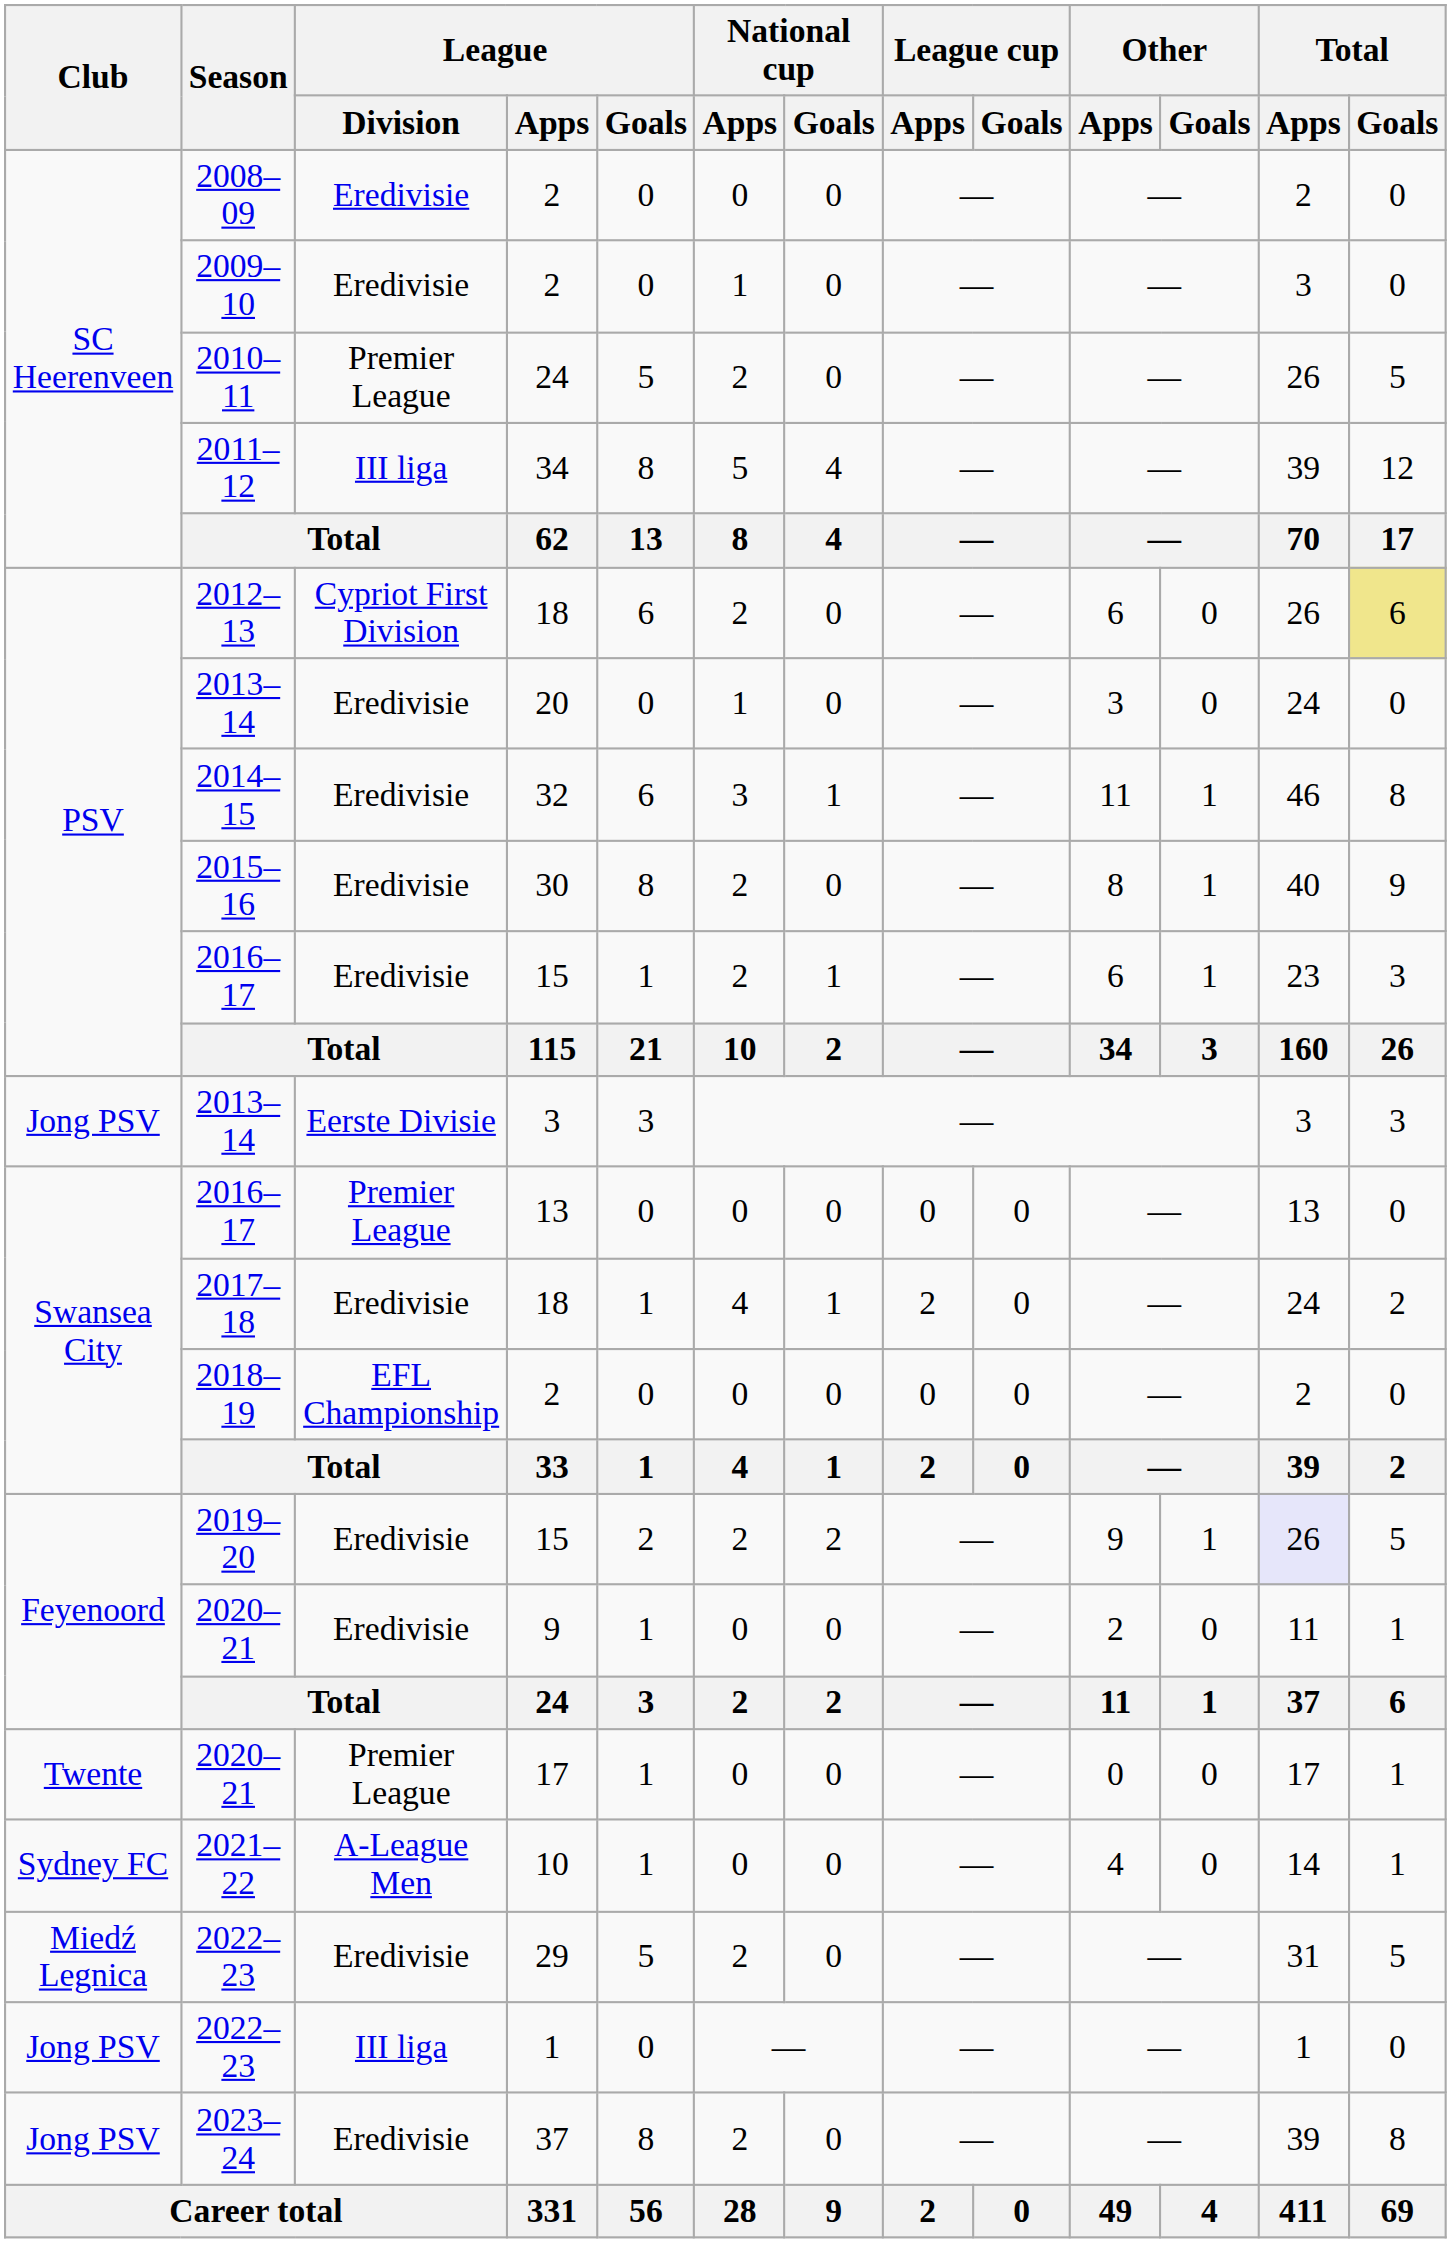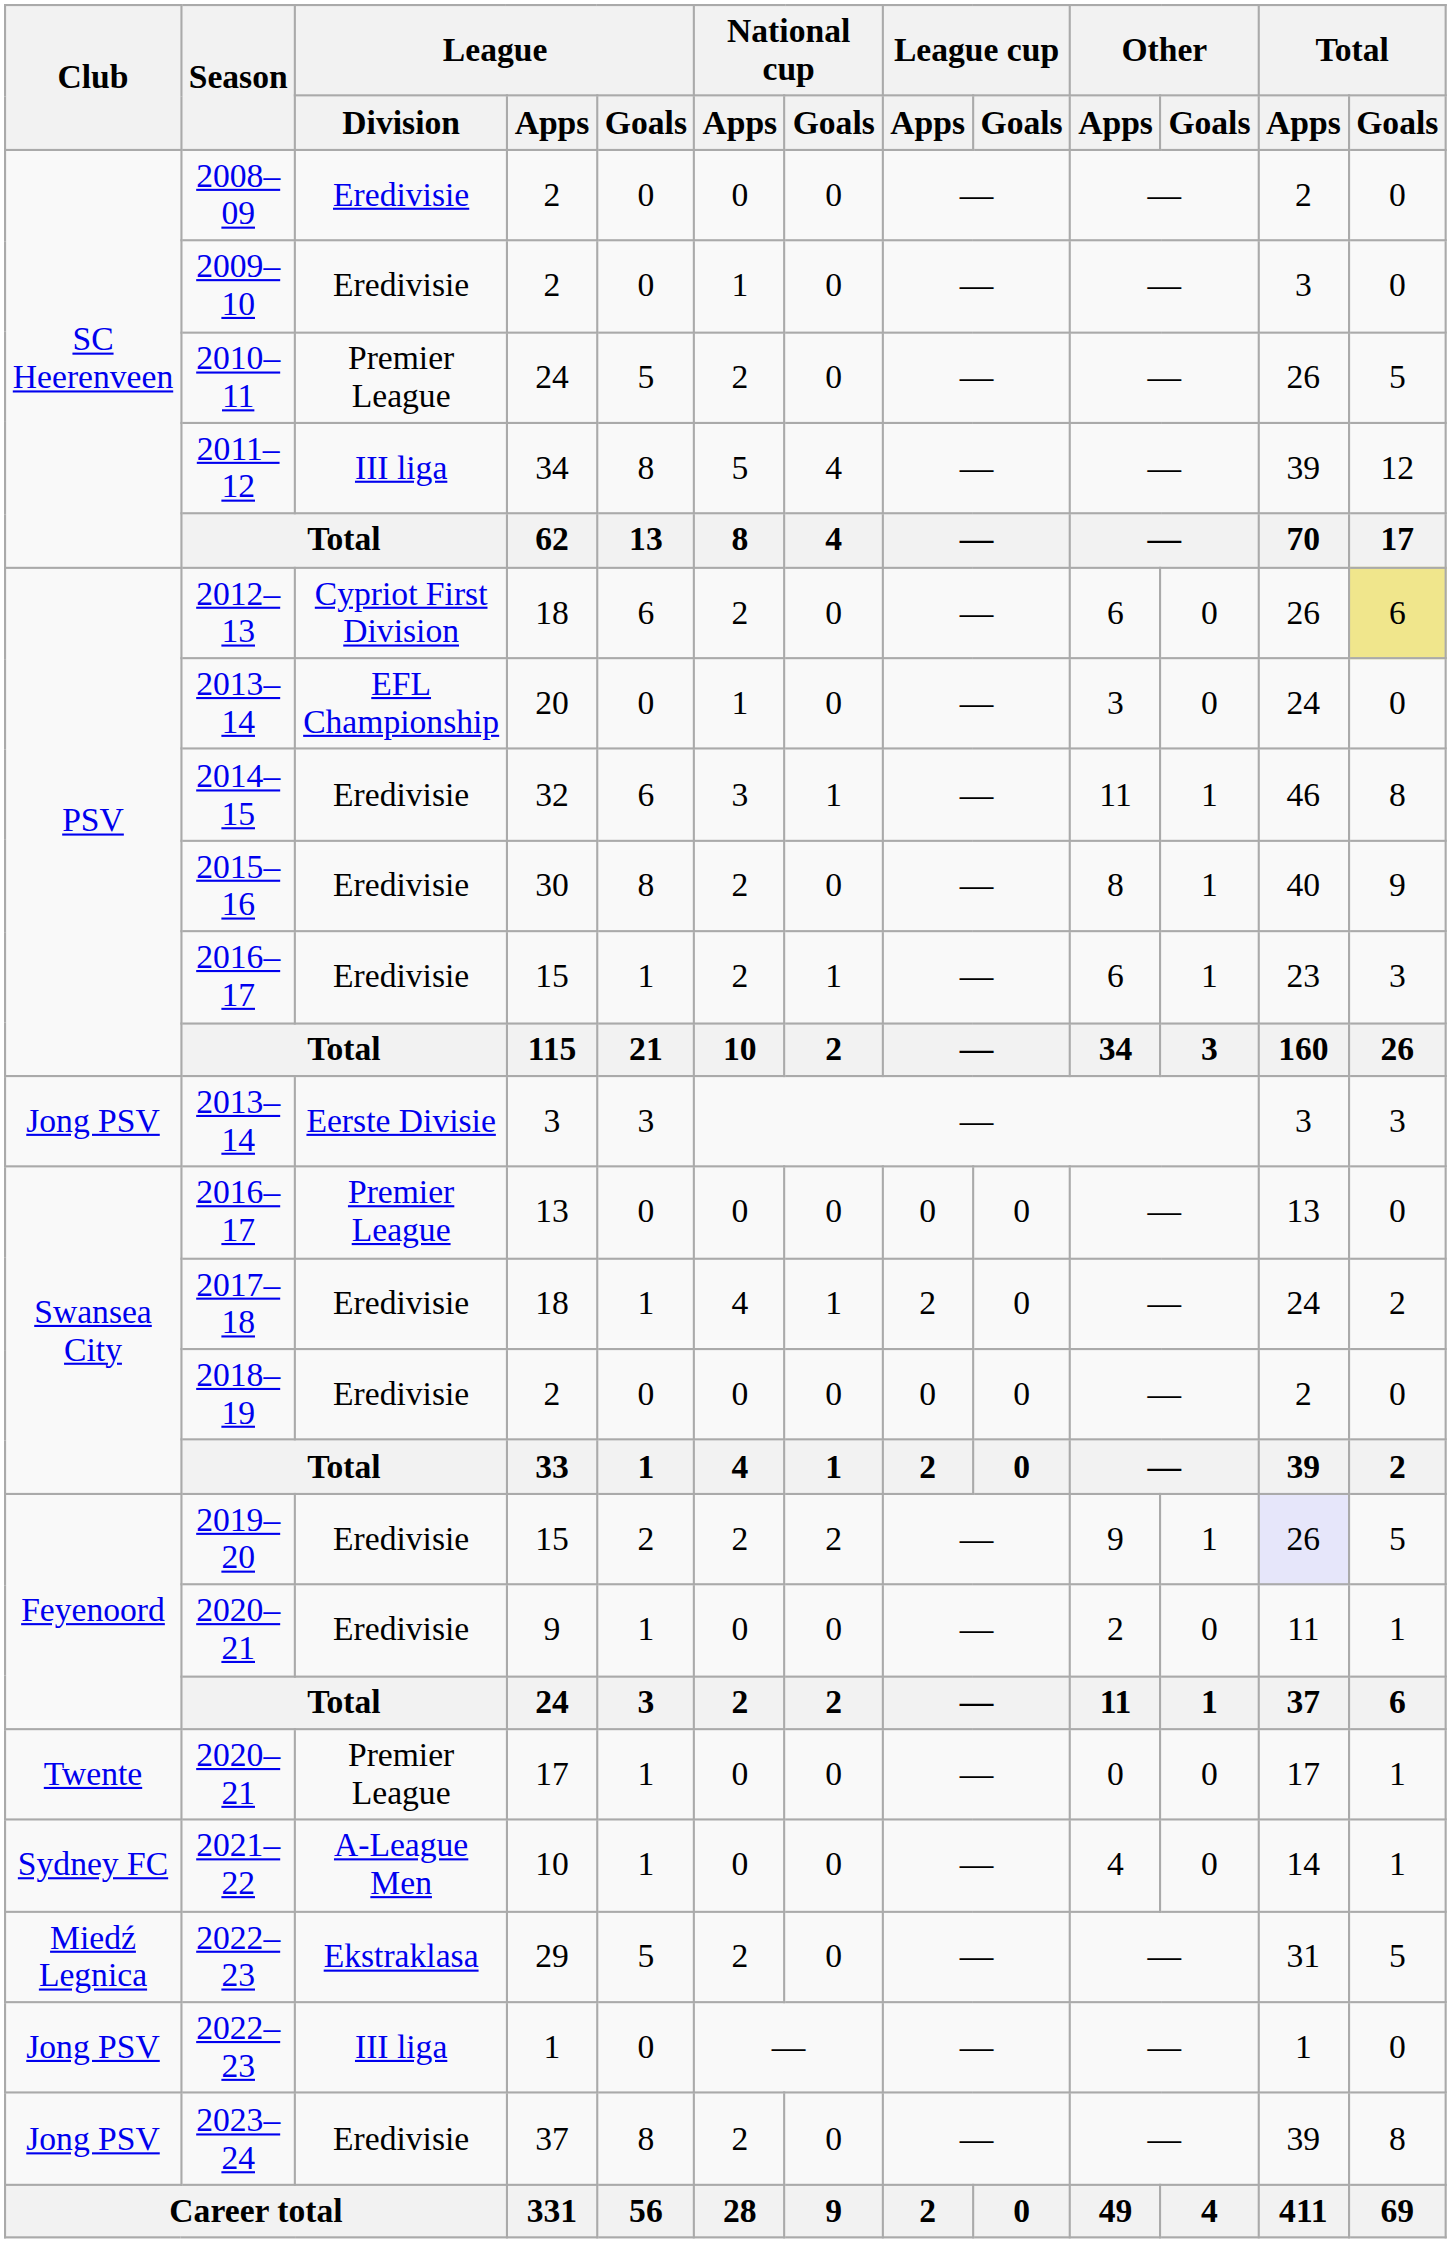(401, 703) Eredivisie -> (401, 703) EFL Championship
(401, 1394) EFL Championship -> (401, 1394) Eredivisie
(401, 1956) Eredivisie -> (401, 1956) Ekstraklasa
